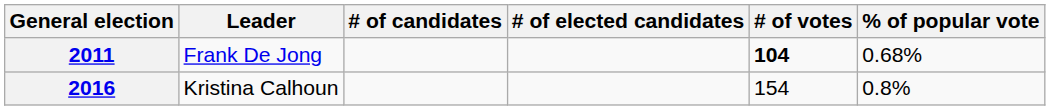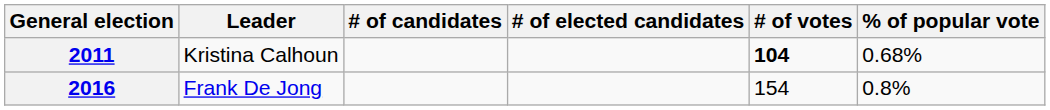(253, 54) Frank De Jong -> (261, 54) Kristina Calhoun
(261, 88) Kristina Calhoun -> (253, 88) Frank De Jong
